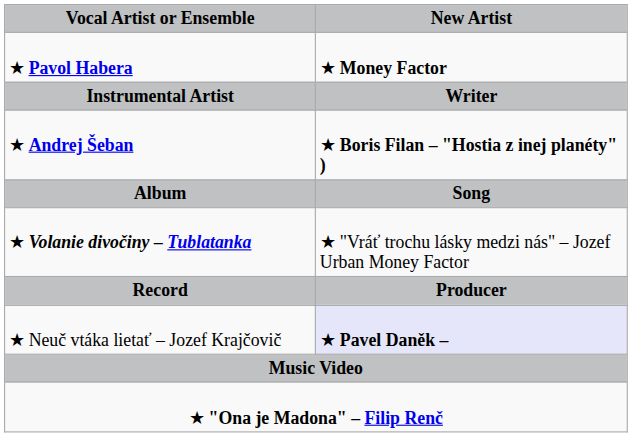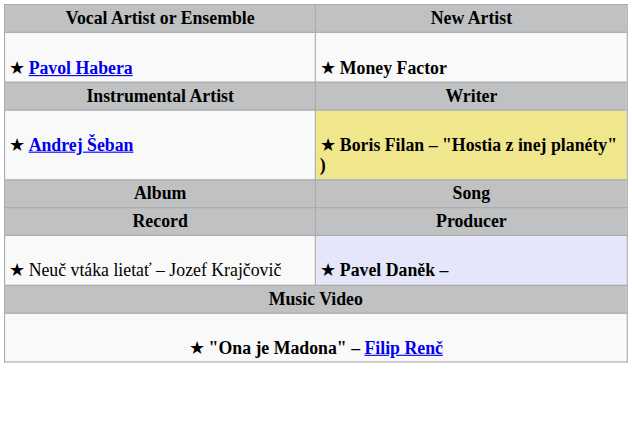(468, 155) no background -> (468, 155) khaki background
- row: (130, 242)
